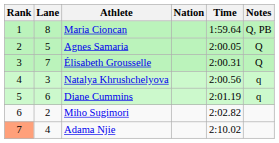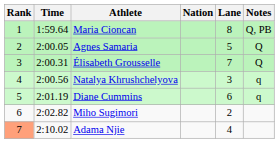columns swapped: (48, 12) <-> (225, 12)
